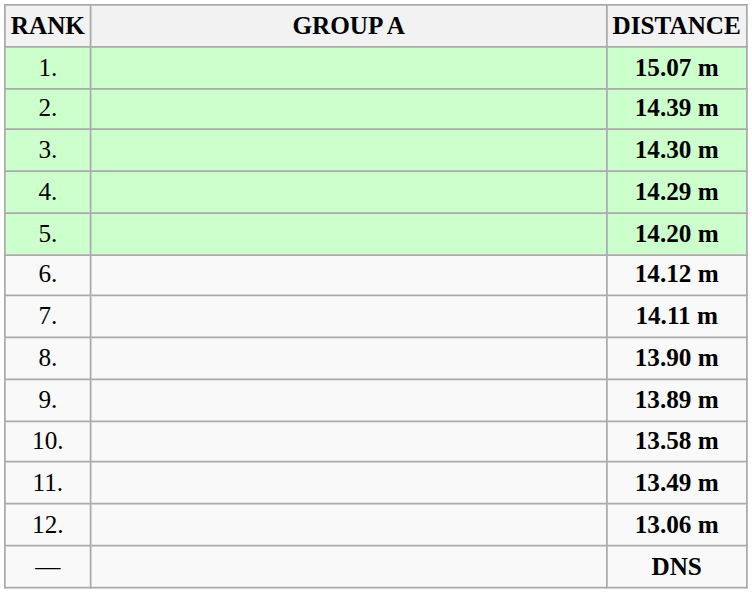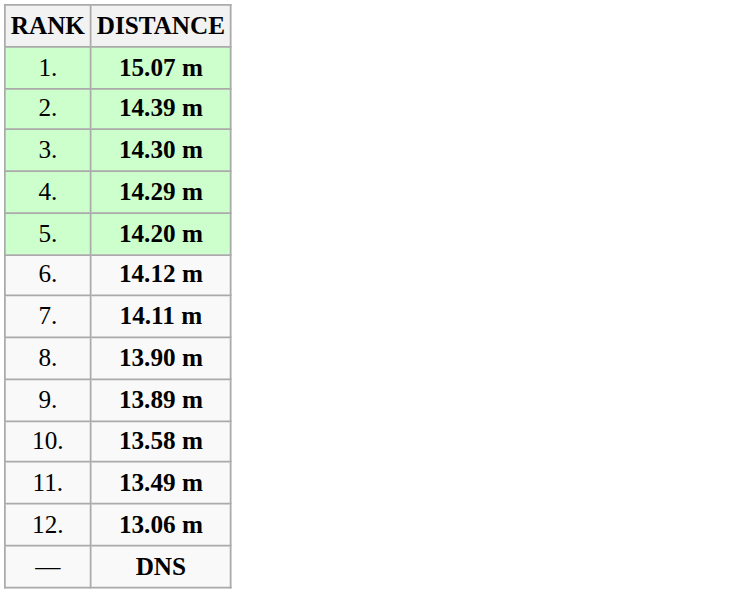- column: (349, 25)
